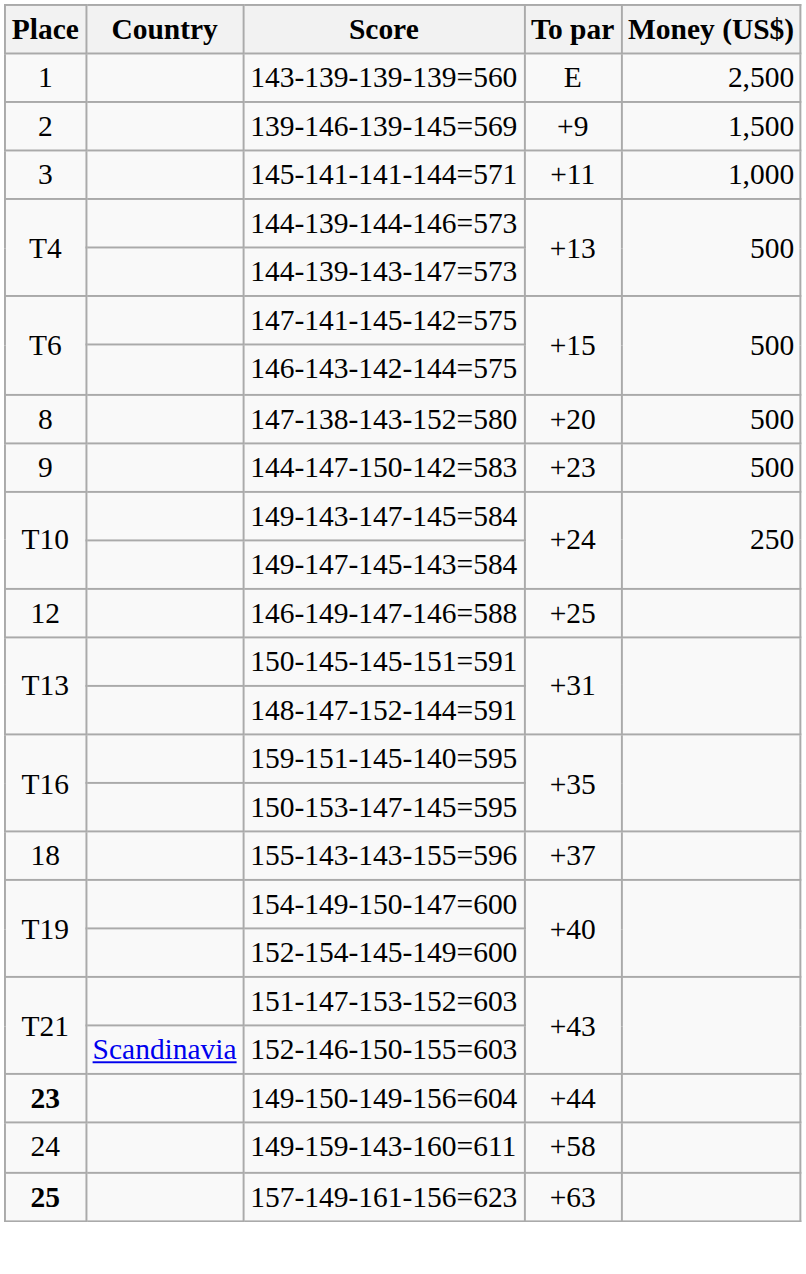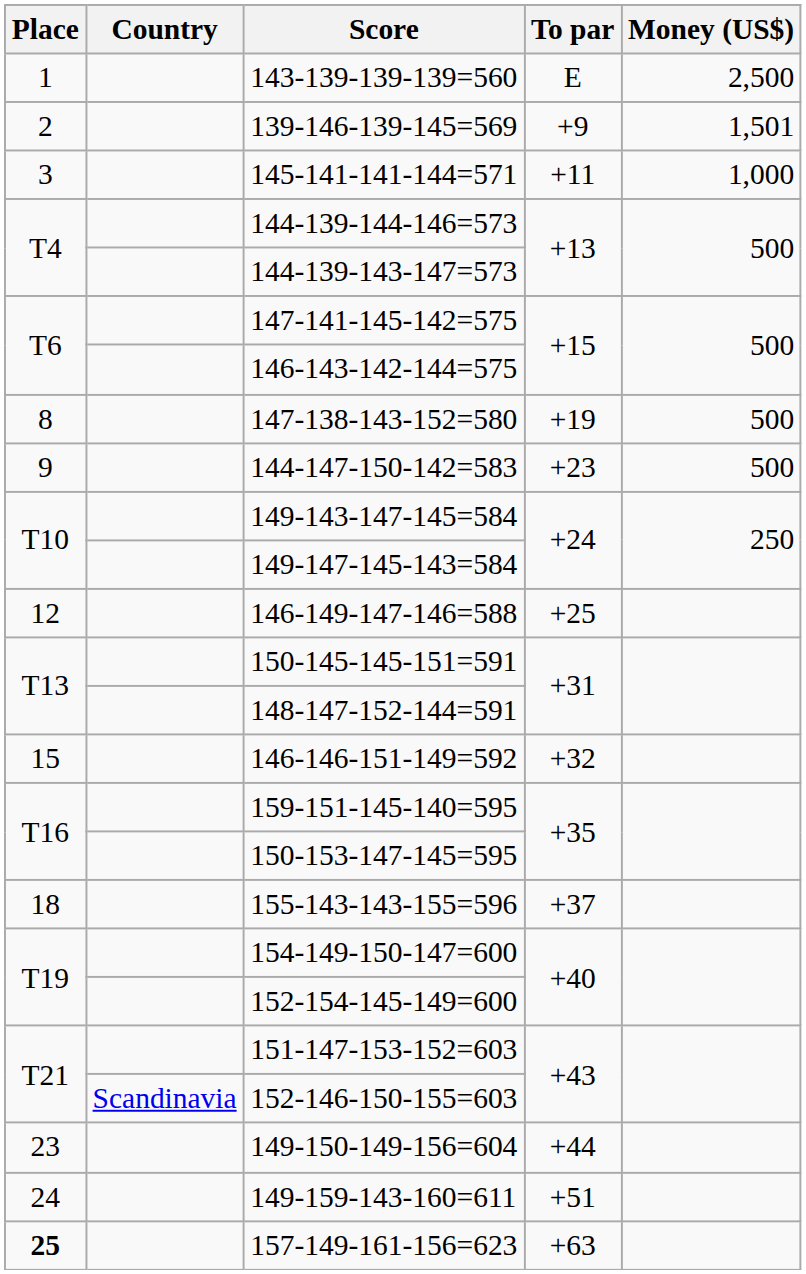(761, 126) 1,500 -> (761, 126) 1,501
(573, 417) +20 -> (573, 417) +19
+ row: (384, 758)
(45, 1098) bold -> (45, 1147) normal
(573, 1147) +58 -> (573, 1195) +51
